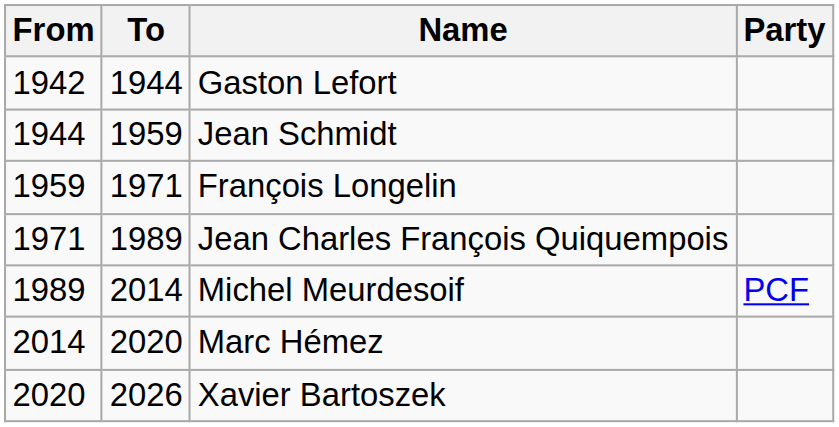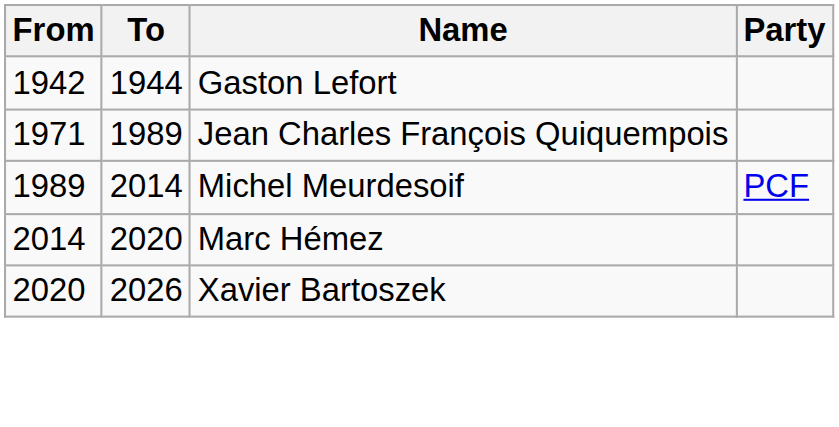- row: (297, 134)
- row: (327, 186)
